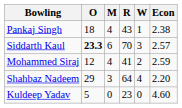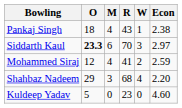(161, 45) 2.57 -> (161, 45) 2.97
(127, 78) 64 -> (127, 78) 68
